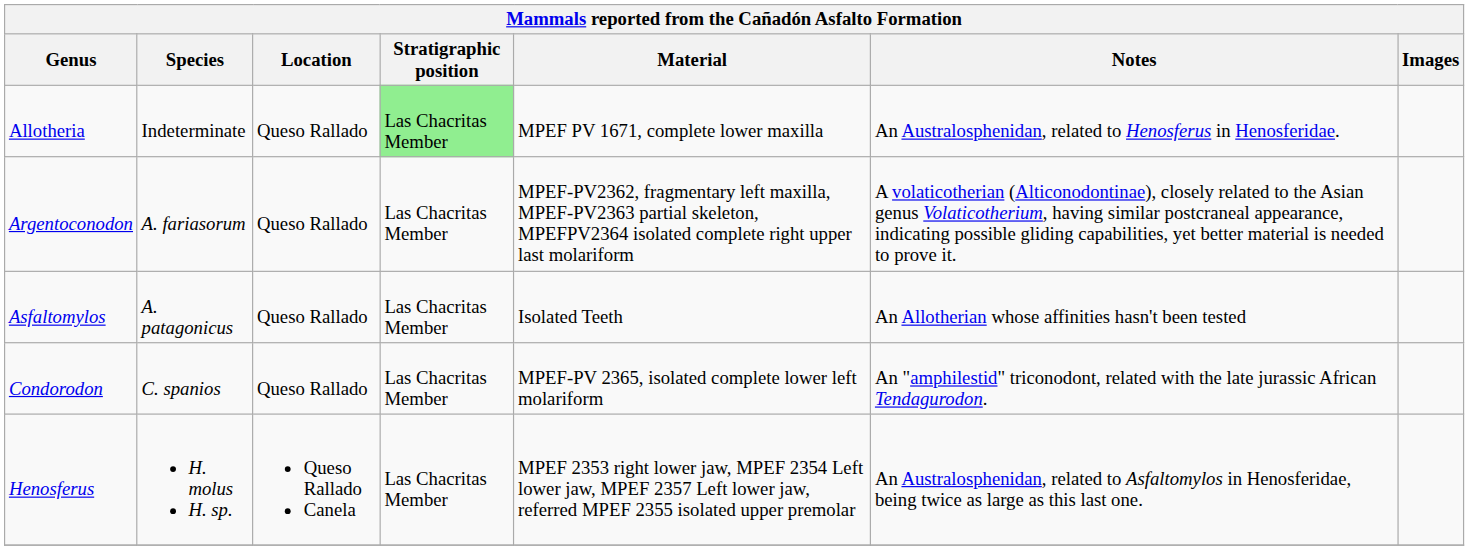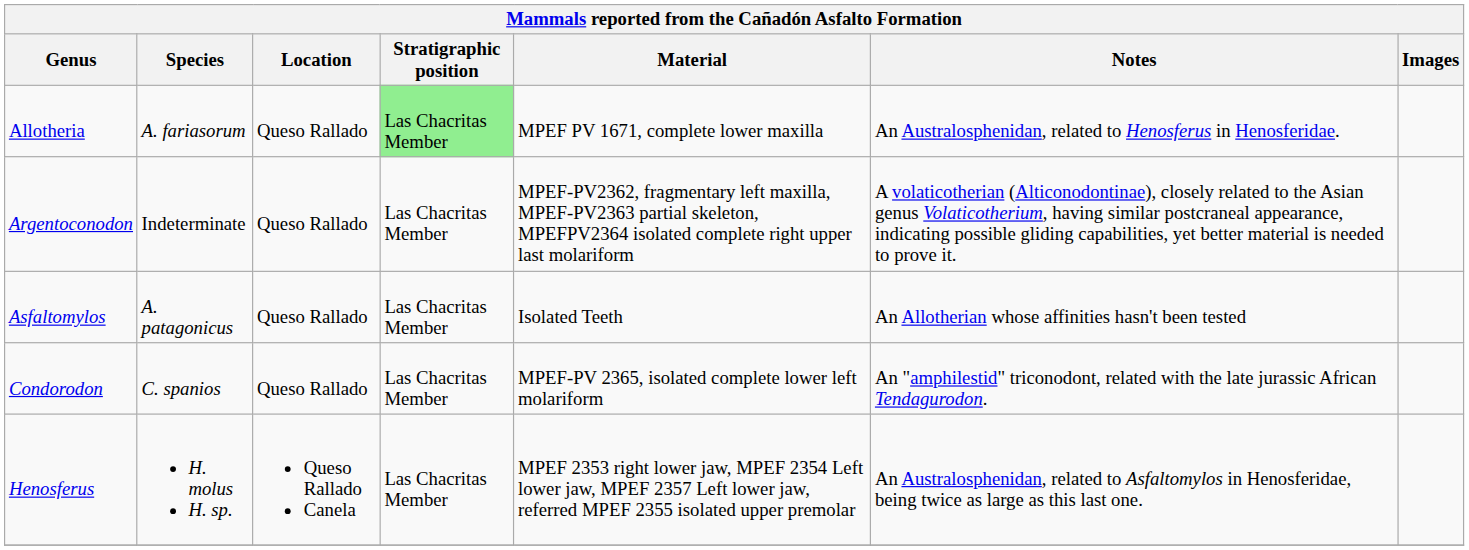(194, 131) Indeterminate -> (194, 131) A. fariasorum
(194, 224) A. fariasorum -> (194, 224) Indeterminate
